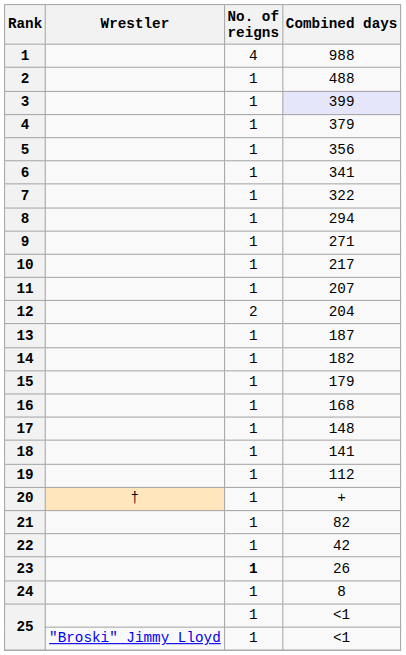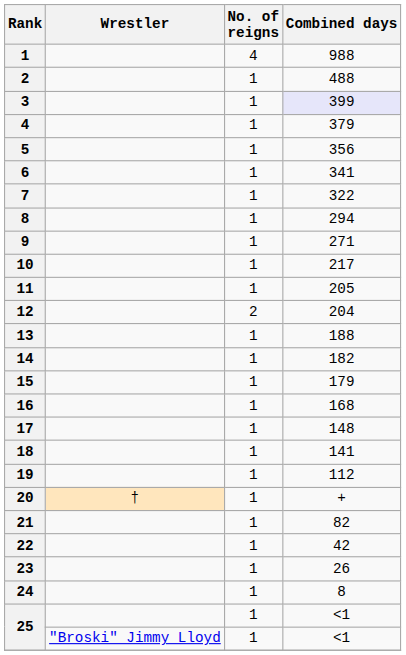(342, 289) 207 -> (342, 289) 205
(342, 336) 187 -> (342, 336) 188
(253, 569) bold -> (253, 569) normal
